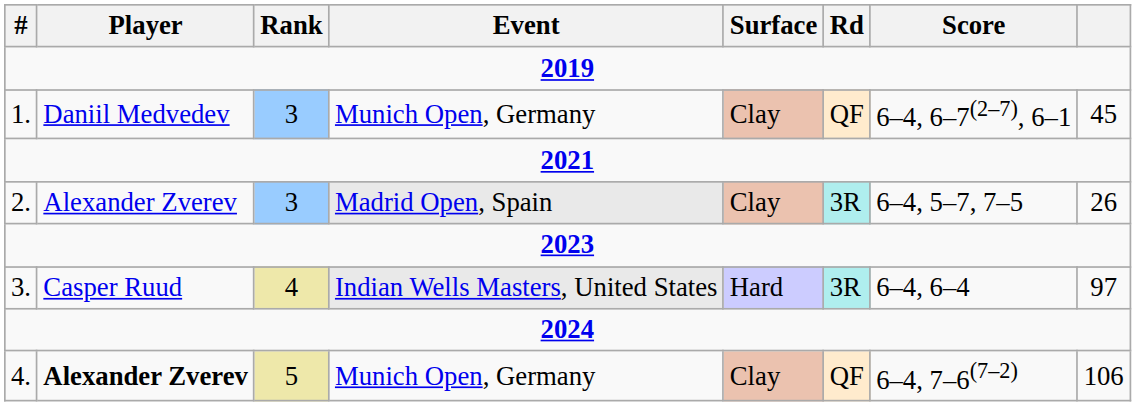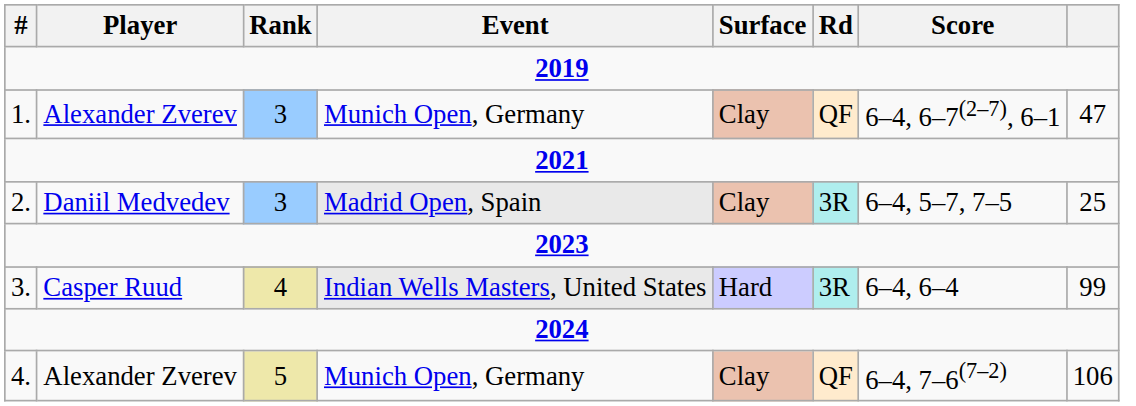(136, 114) Daniil Medvedev -> (140, 114) Alexander Zverev
(1104, 114) 45 -> (1093, 114) 47
(140, 202) Alexander Zverev -> (136, 202) Daniil Medvedev
(1104, 202) 26 -> (1093, 202) 25
(1104, 287) 97 -> (1093, 287) 99
(146, 375) bold -> (140, 375) normal
